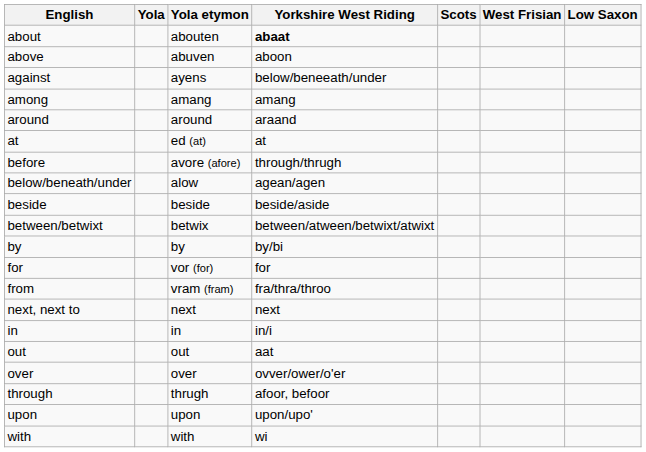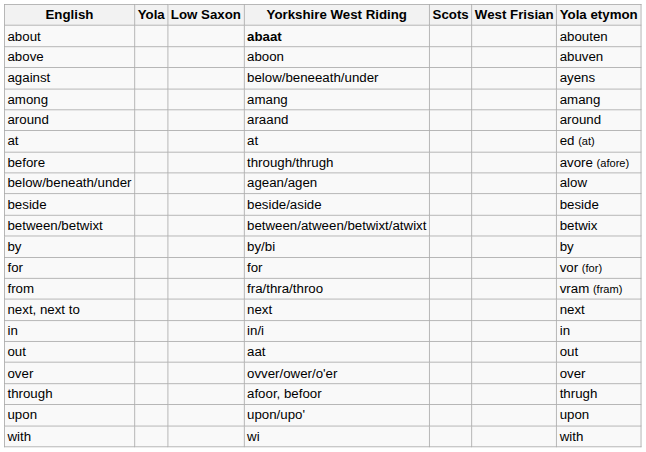columns swapped: (210, 15) <-> (603, 15)
